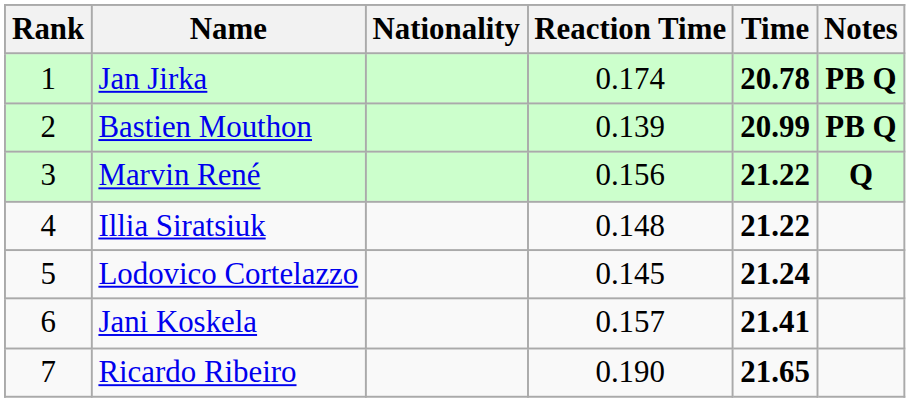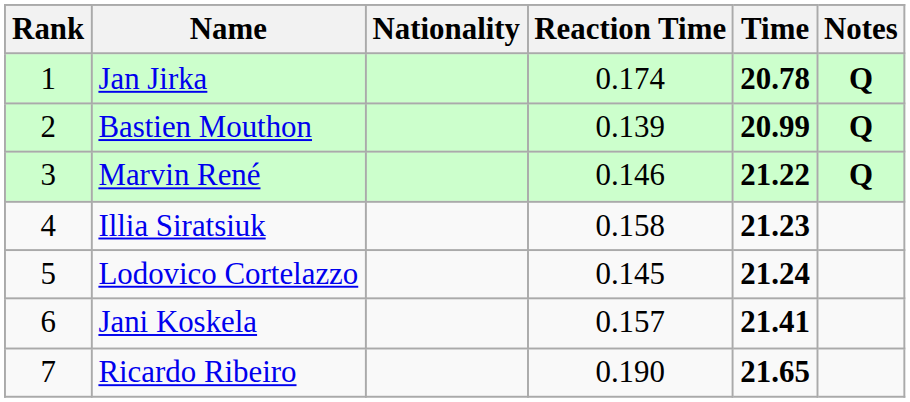(861, 77) PB Q -> (861, 77) Q
(861, 126) PB Q -> (861, 126) Q
(630, 175) 0.156 -> (630, 175) 0.146
(630, 224) 0.148 -> (630, 224) 0.158
(775, 224) 21.22 -> (775, 224) 21.23
